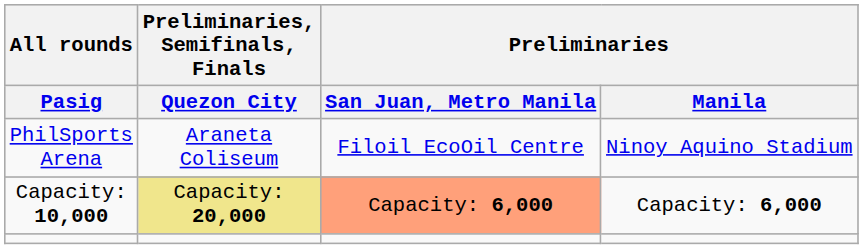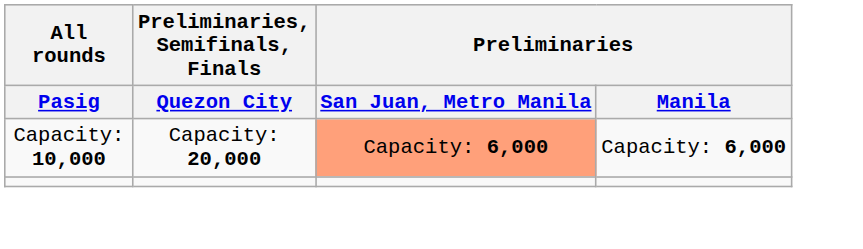- row: (71, 148)
(229, 205) khaki background -> (224, 148) no background
